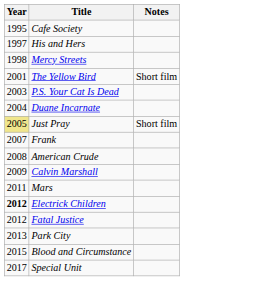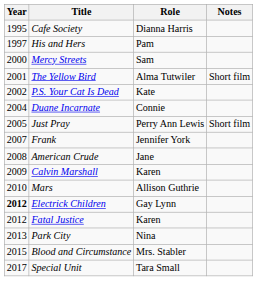+ column: (170, 12)
(17, 60) 1998 -> (17, 60) 2000
(17, 92) 2003 -> (17, 92) 2002
(17, 124) khaki background -> (17, 124) no background
(17, 188) 2011 -> (17, 188) 2010
